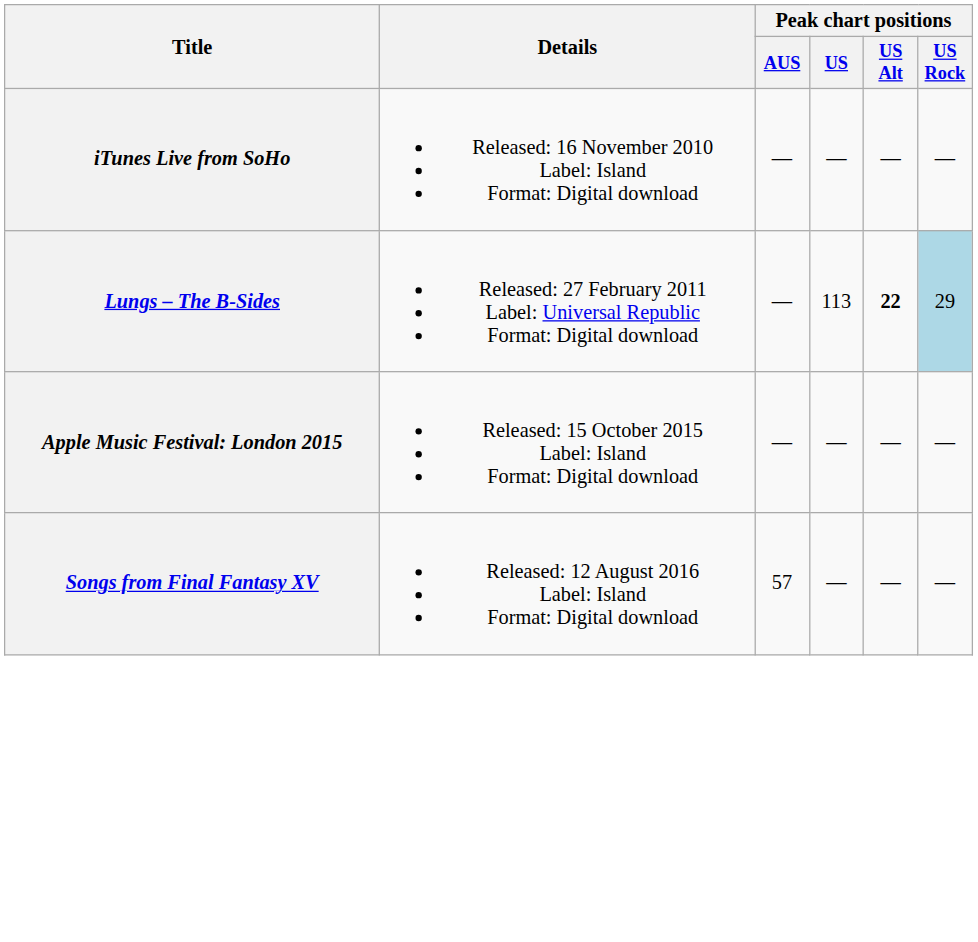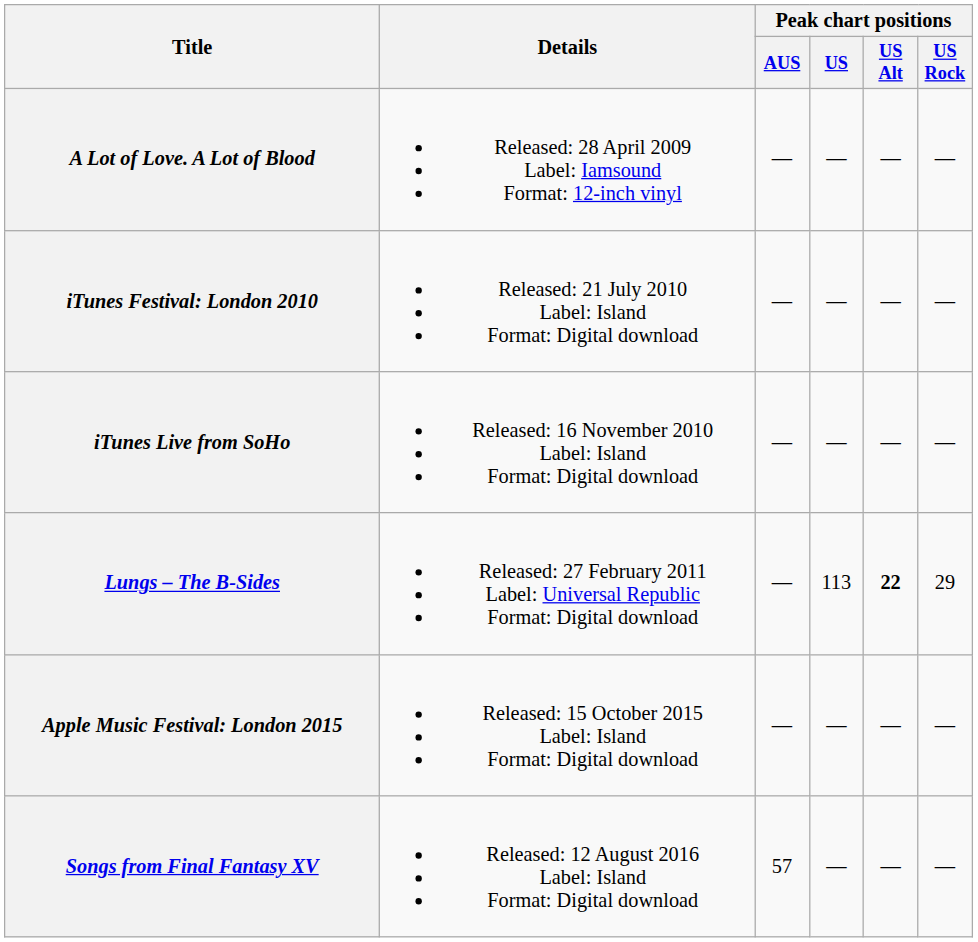+ row: (192, 159)
+ row: (192, 300)
(945, 300) lightblue background -> (945, 583) no background
